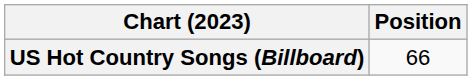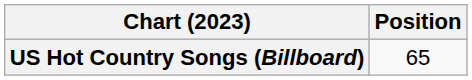(418, 57) 66 -> (418, 57) 65
